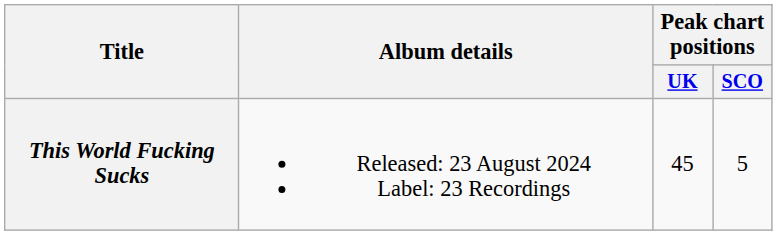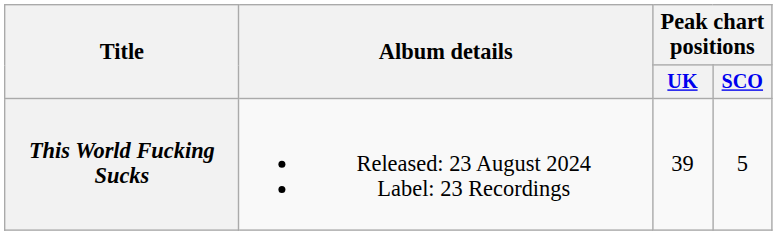(682, 163) 45 -> (682, 163) 39
